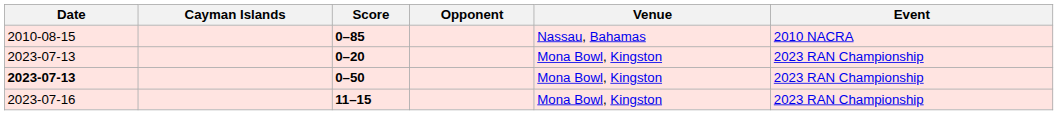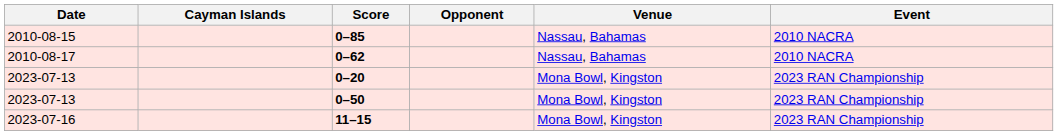+ row: (350, 57)
(41, 78) bold -> (41, 99) normal
